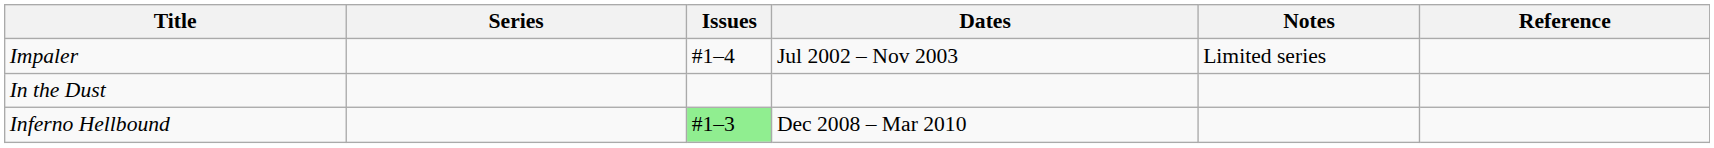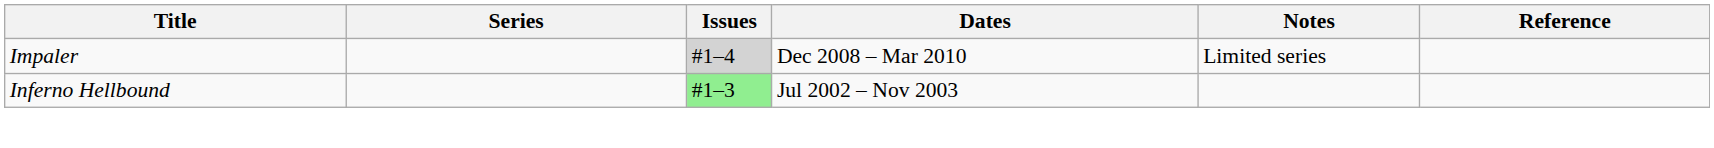(713, 55) no background -> (713, 55) lightgrey background
(868, 55) Jul 2002 – Nov 2003 -> (872, 55) Dec 2008 – Mar 2010
- row: (58, 90)
(872, 124) Dec 2008 – Mar 2010 -> (868, 90) Jul 2002 – Nov 2003
